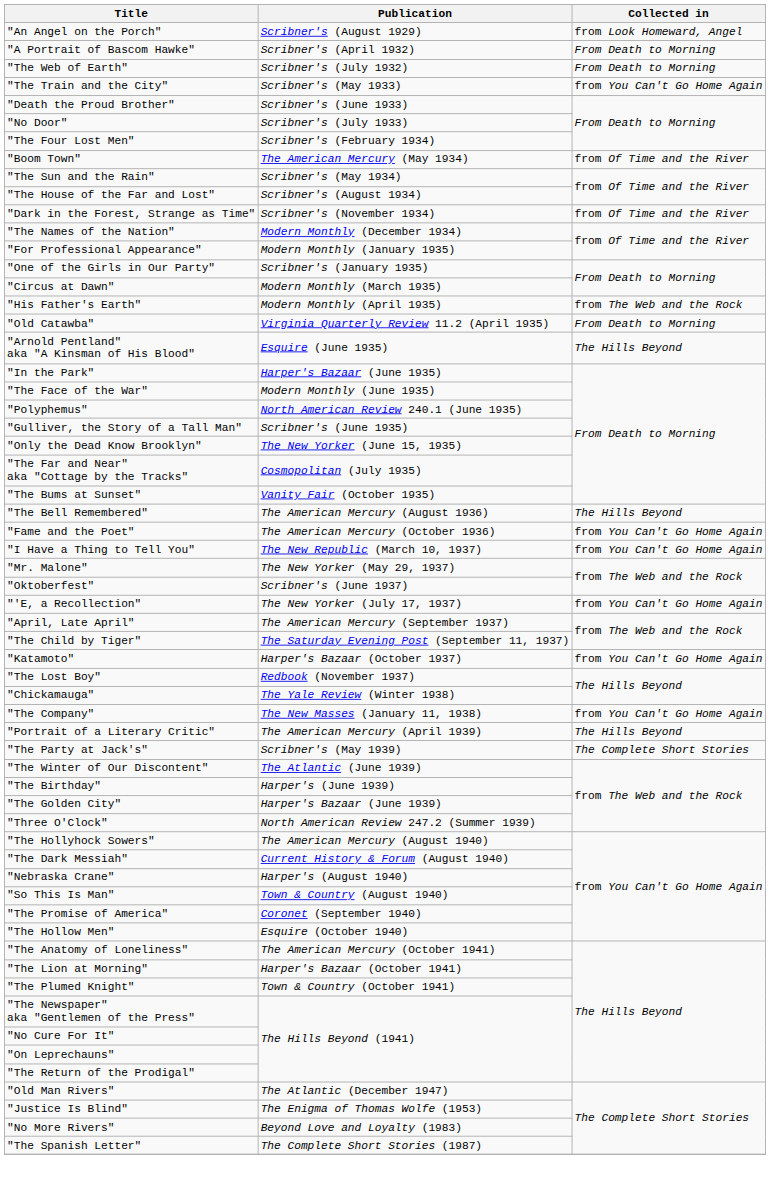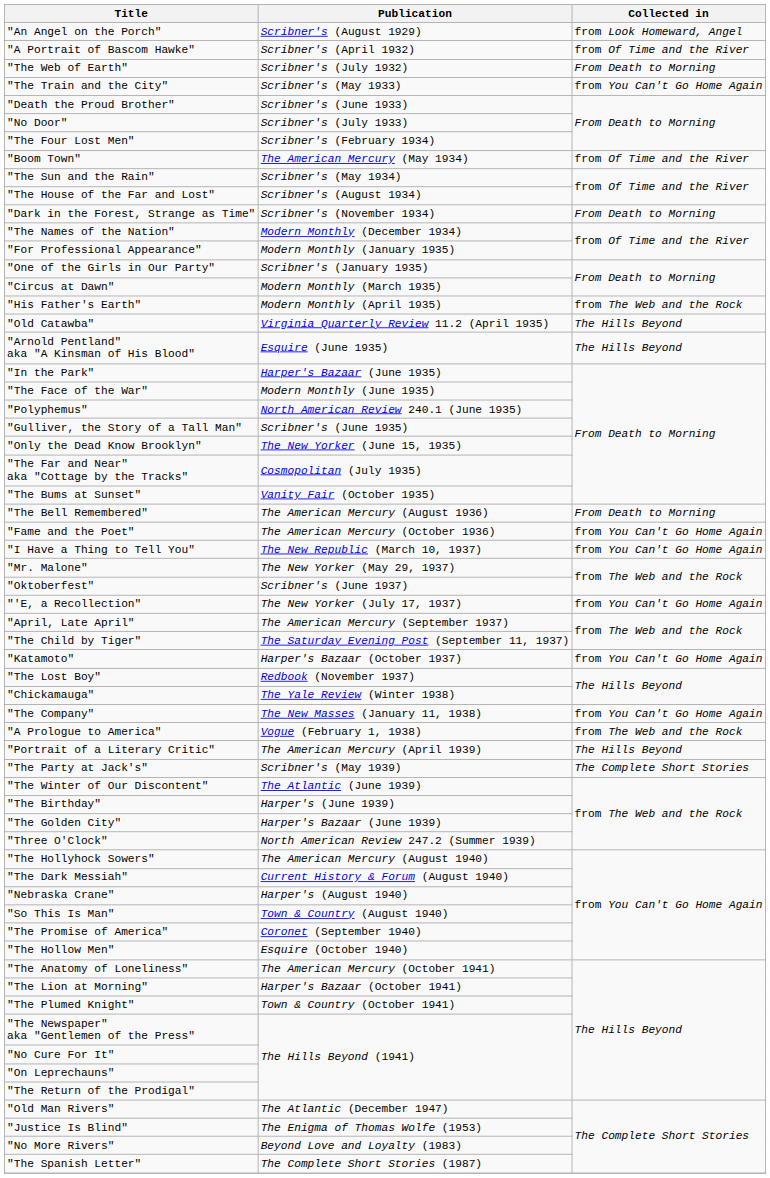(645, 50) From Death to Morning -> (662, 50) from Of Time and the River
(662, 214) from Of Time and the River -> (645, 214) From Death to Morning
(645, 323) From Death to Morning -> (628, 323) The Hills Beyond
(628, 513) The Hills Beyond -> (645, 513) From Death to Morning
+ row: (84, 732)
